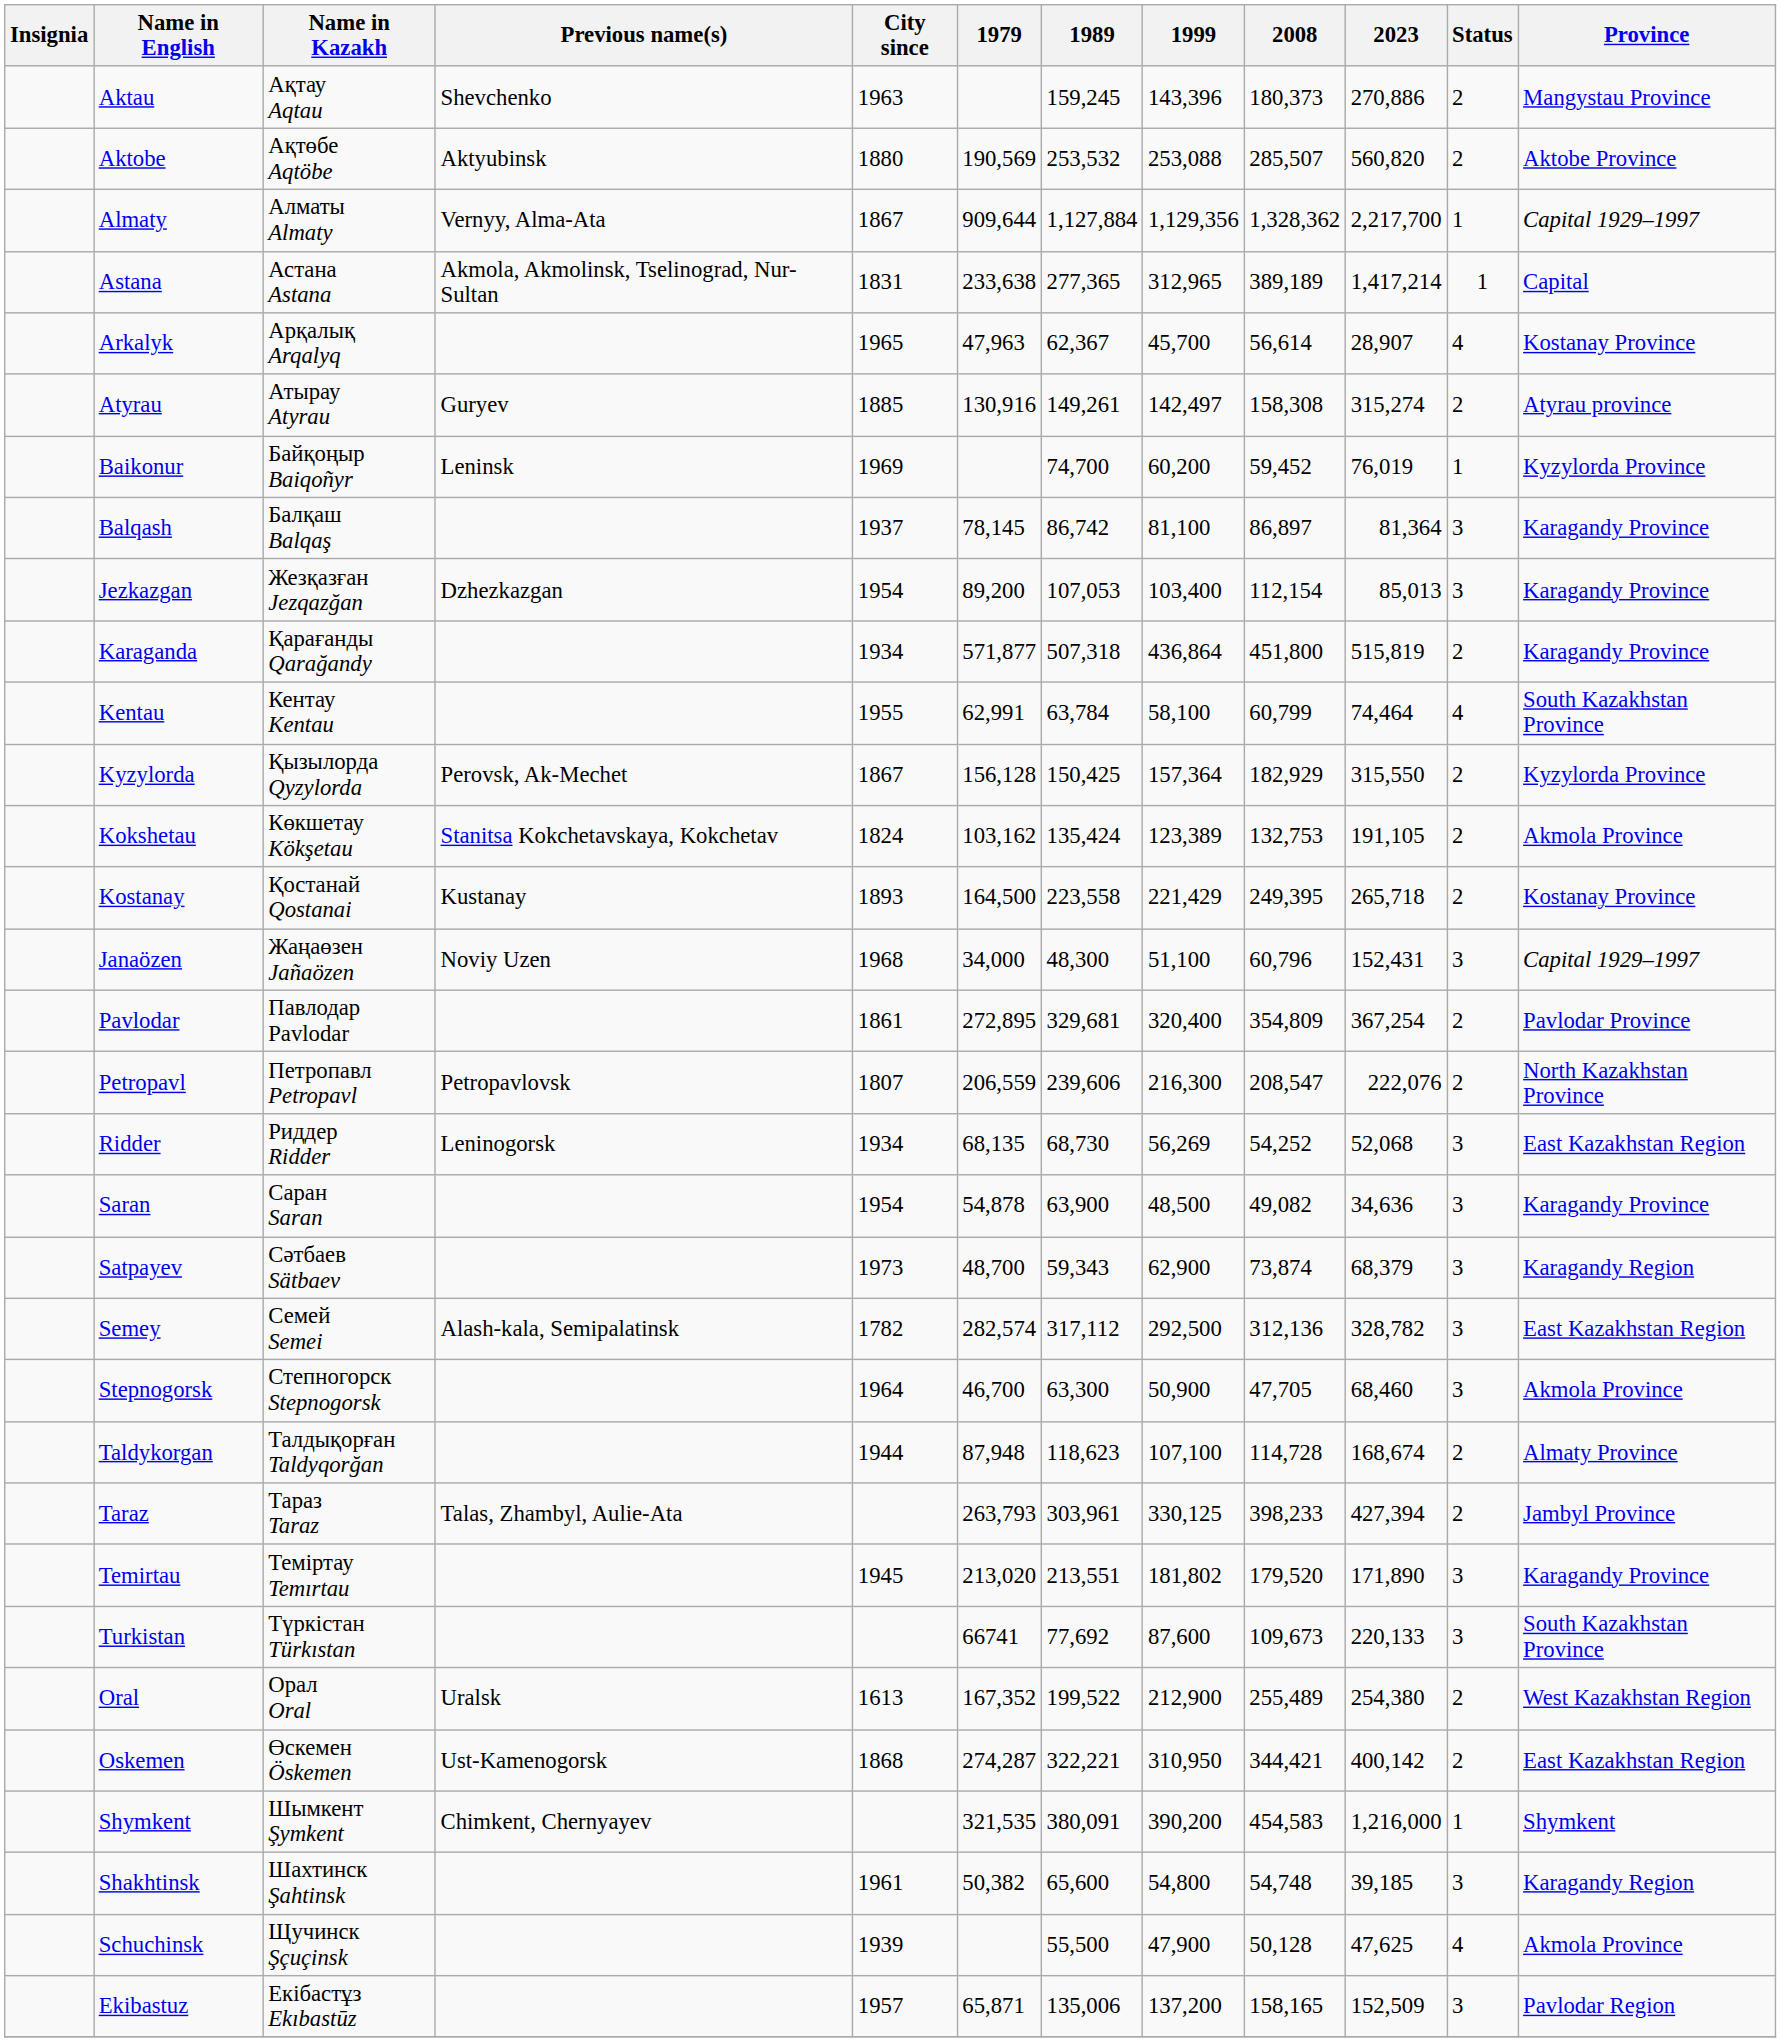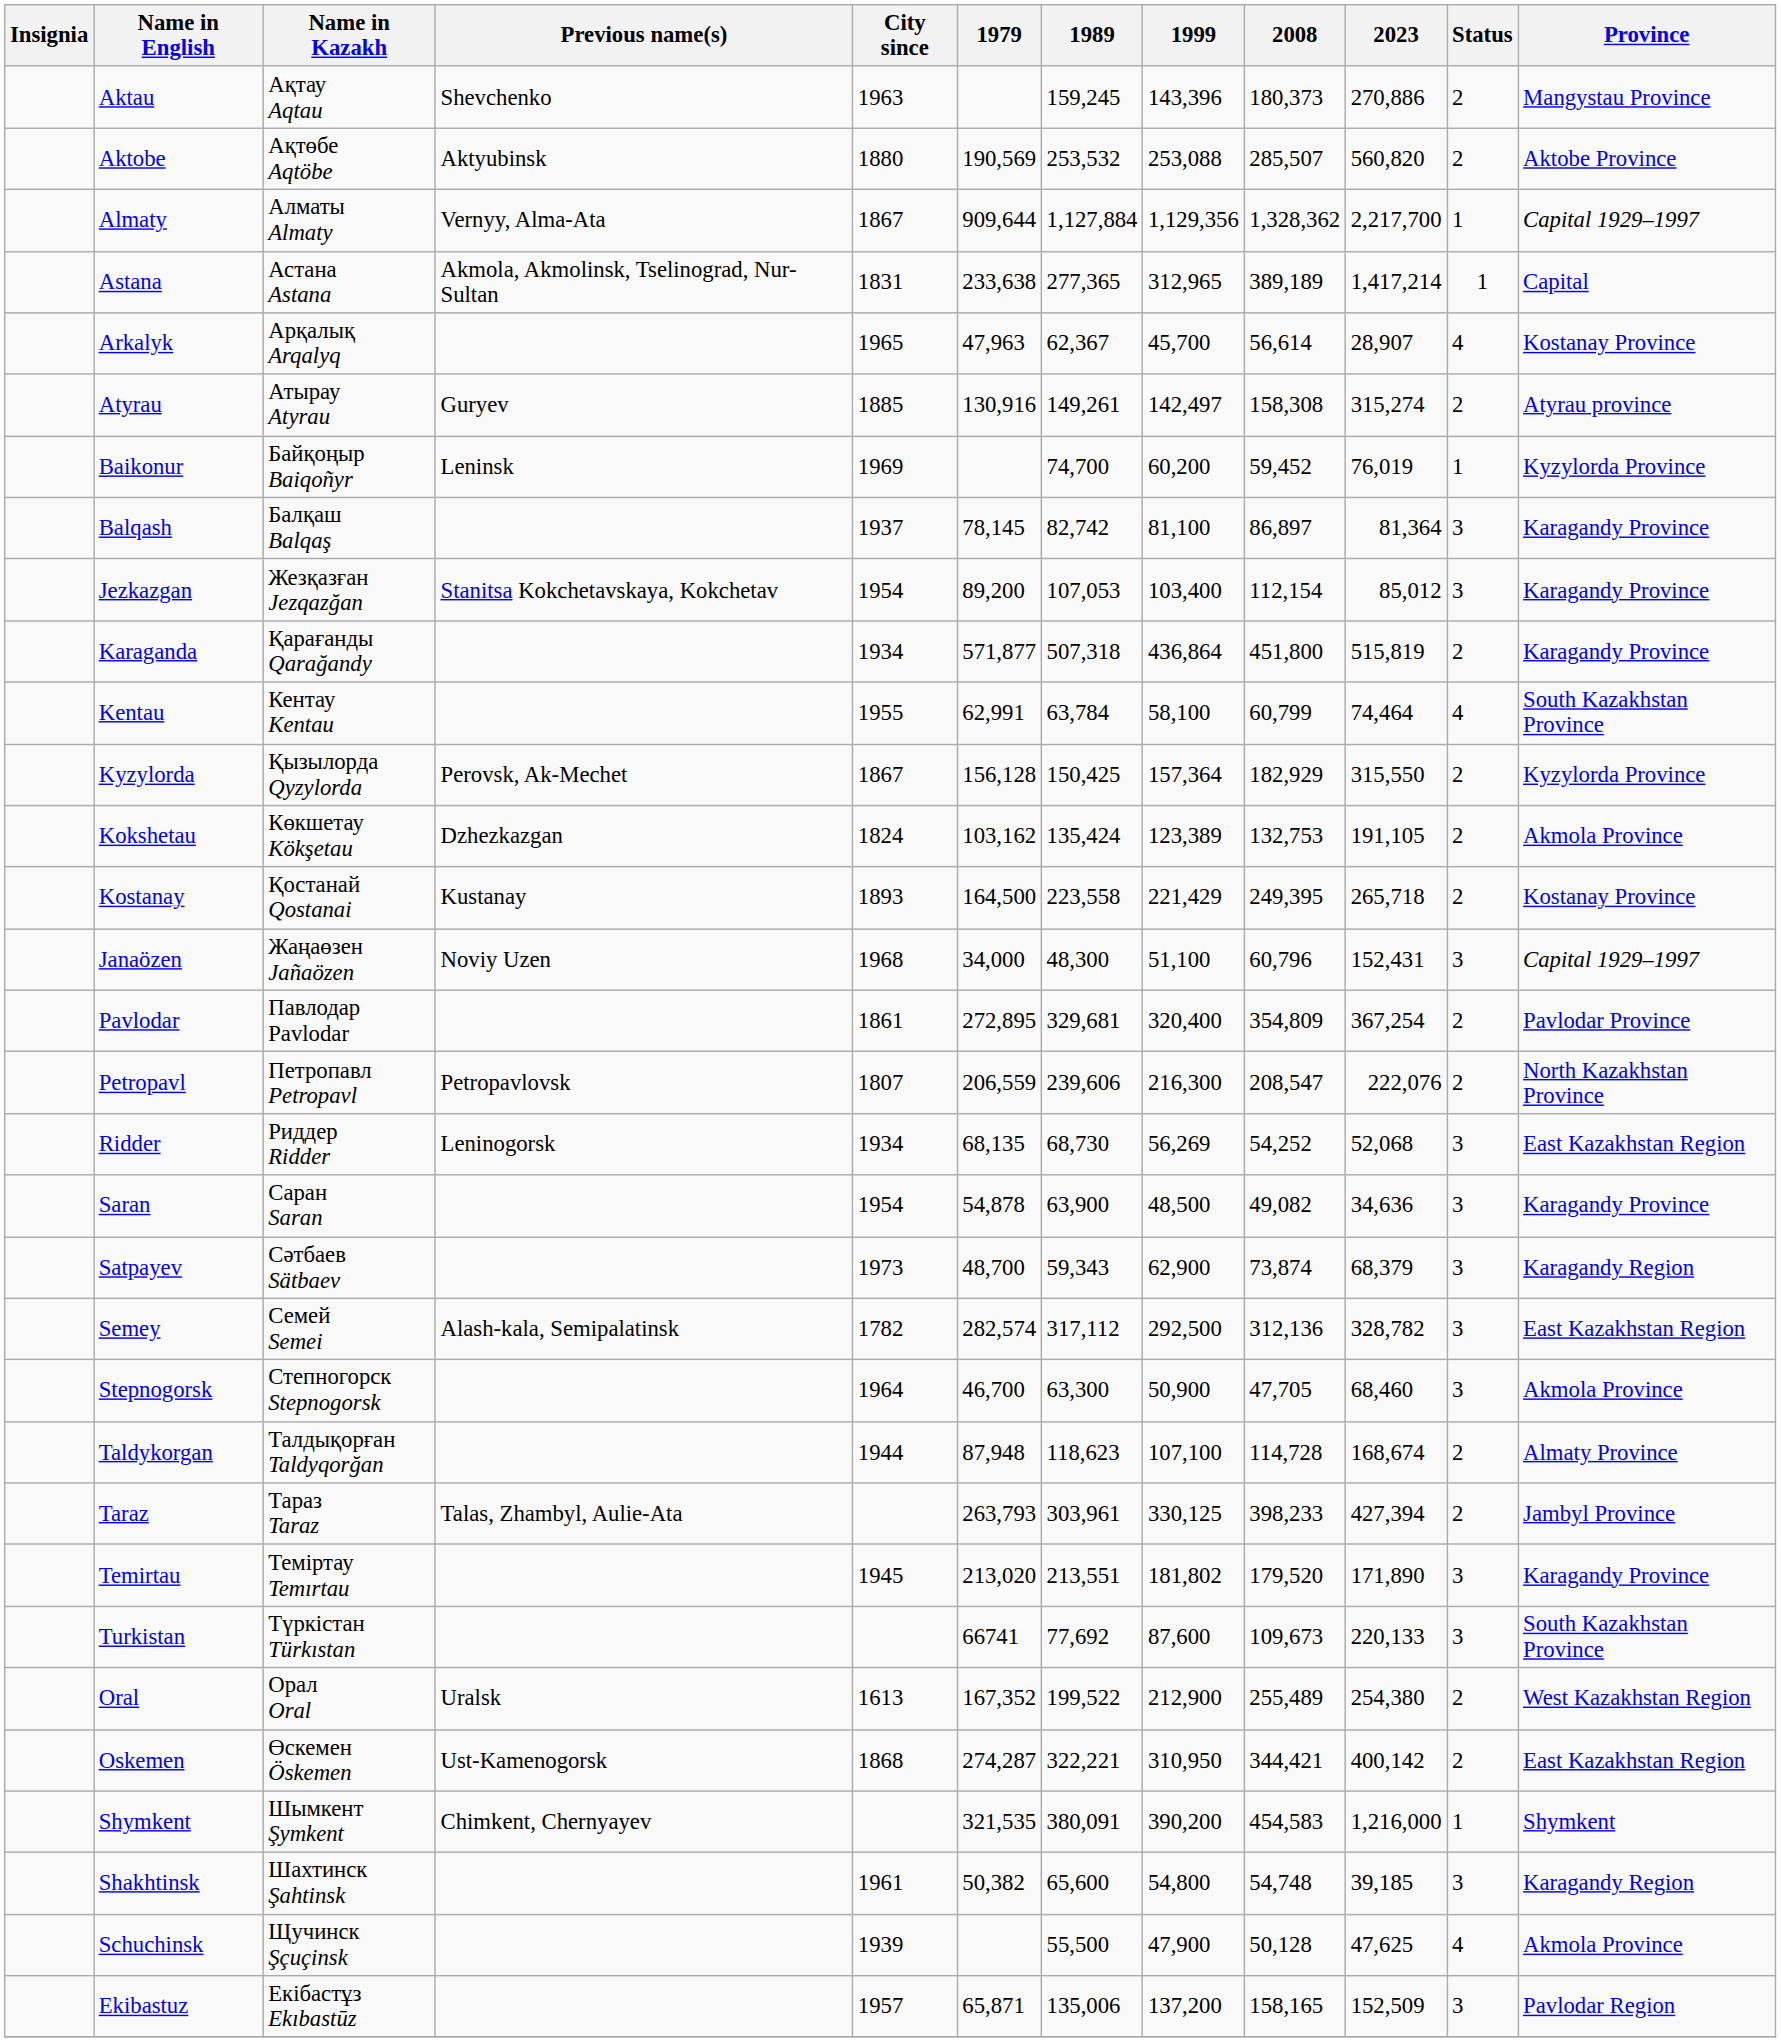(1078, 528) 86,742 -> (1078, 528) 82,742
(502, 589) Dzhezkazgan -> (609, 589) Stanitsa Kokchetavskaya, Kokchetav
(1410, 589) 85,013 -> (1410, 589) 85,012
(609, 835) Stanitsa Kokchetavskaya, Kokchetav -> (502, 835) Dzhezkazgan
